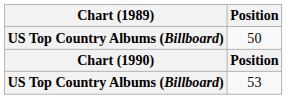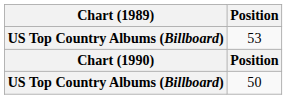rows swapped: (254, 82) <-> (254, 37)
